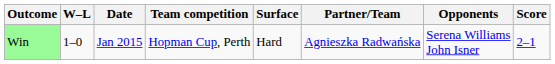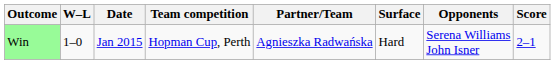columns swapped: (277, 14) <-> (362, 14)
